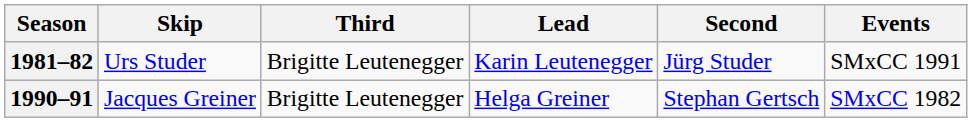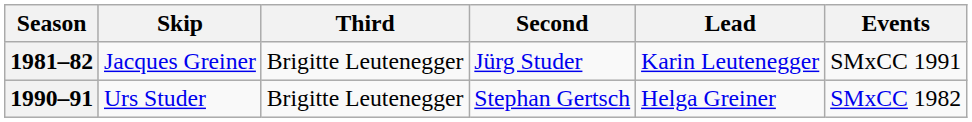columns swapped: (741, 23) <-> (563, 23)
(155, 60) Urs Studer -> (180, 60) Jacques Greiner
(180, 98) Jacques Greiner -> (155, 98) Urs Studer
